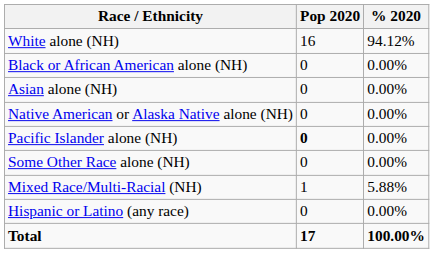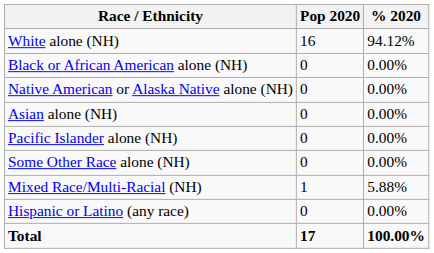rows swapped: (150, 114) <-> (63, 89)
(304, 138) bold -> (304, 138) normal
